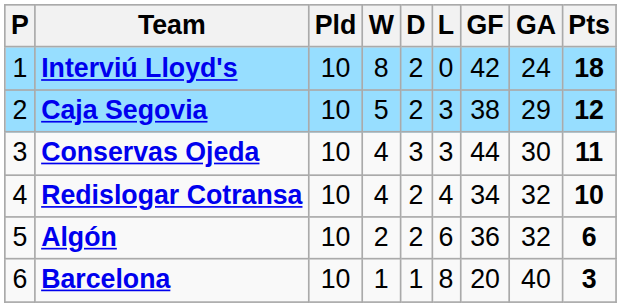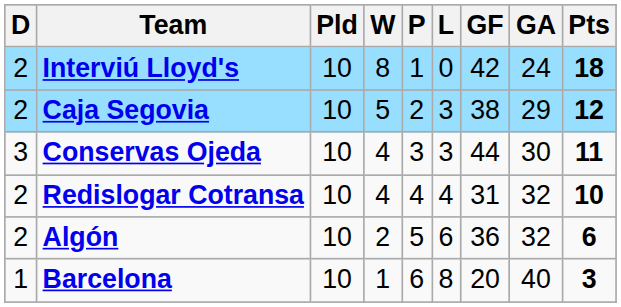columns swapped: (20, 25) <-> (416, 25)
(485, 195) 34 -> (485, 195) 31
